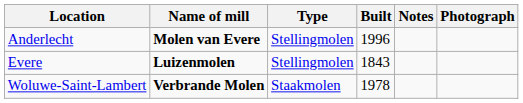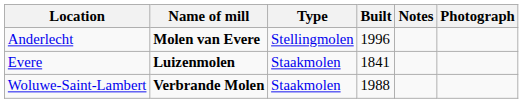(312, 62) Stellingmolen -> (306, 62) Staakmolen
(375, 62) 1843 -> (375, 62) 1841
(375, 86) 1978 -> (375, 86) 1988
